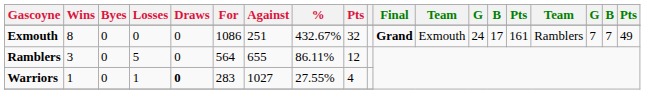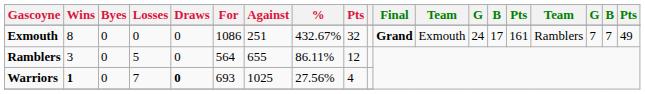(70, 77) normal -> (70, 77) bold
(136, 77) 1 -> (136, 77) 7
(225, 77) 283 -> (225, 77) 693
(260, 77) 1027 -> (260, 77) 1025
(315, 77) 27.55% -> (315, 77) 27.56%
